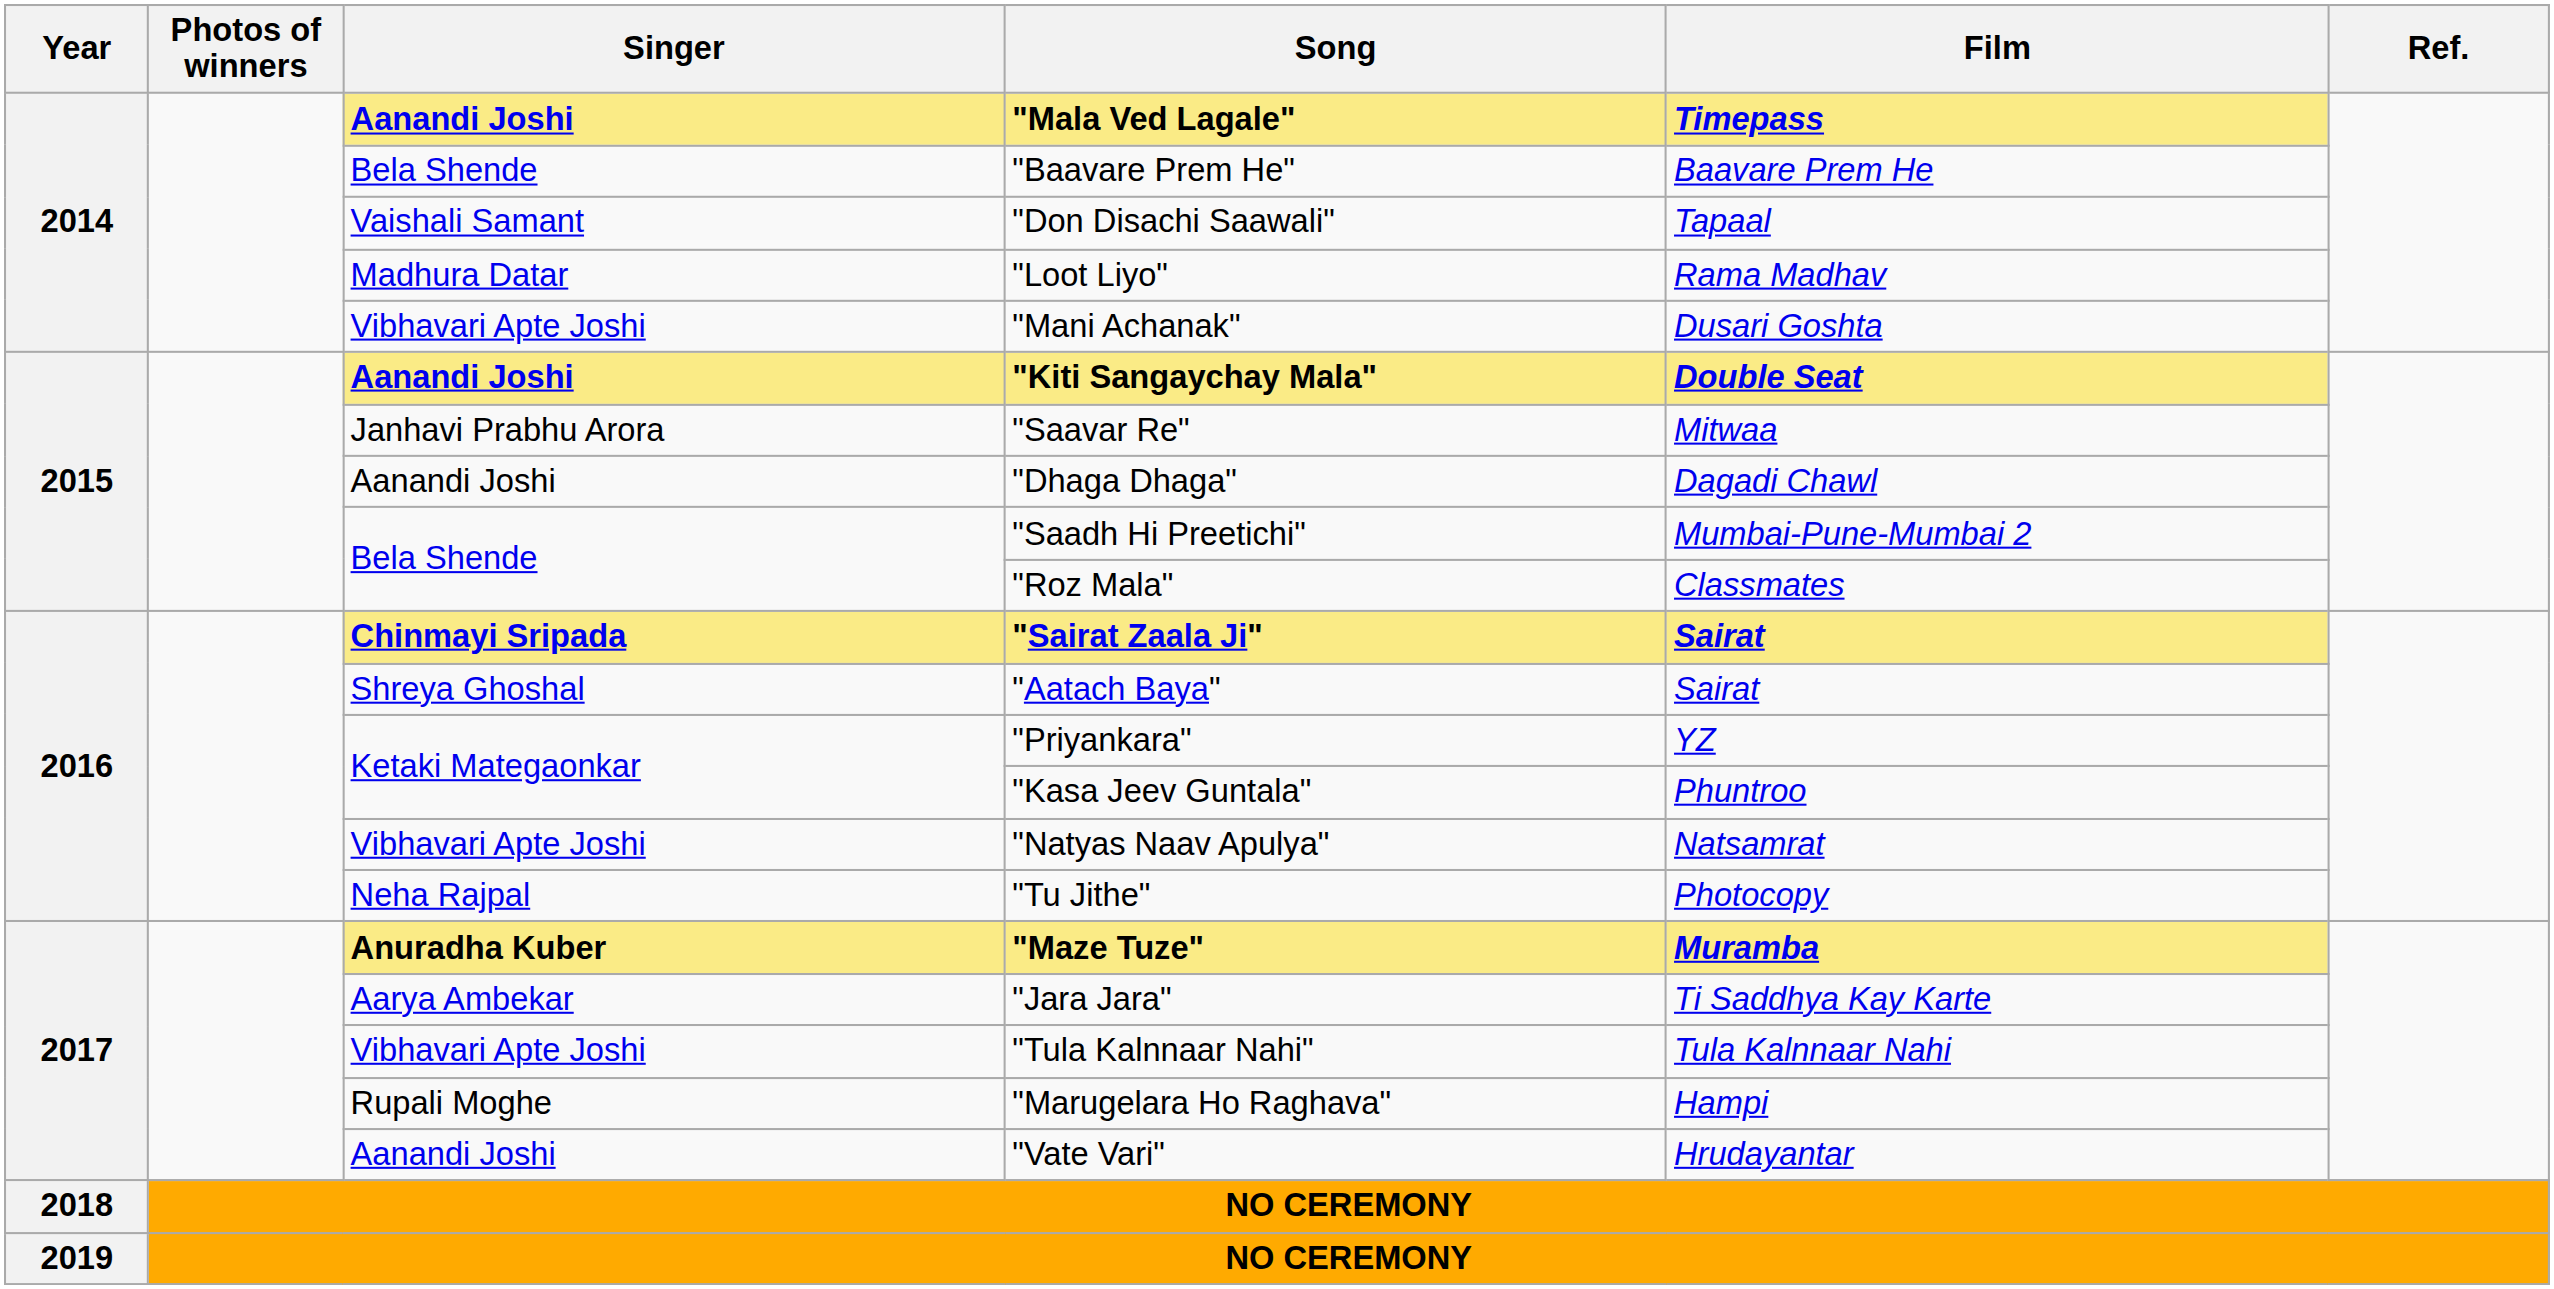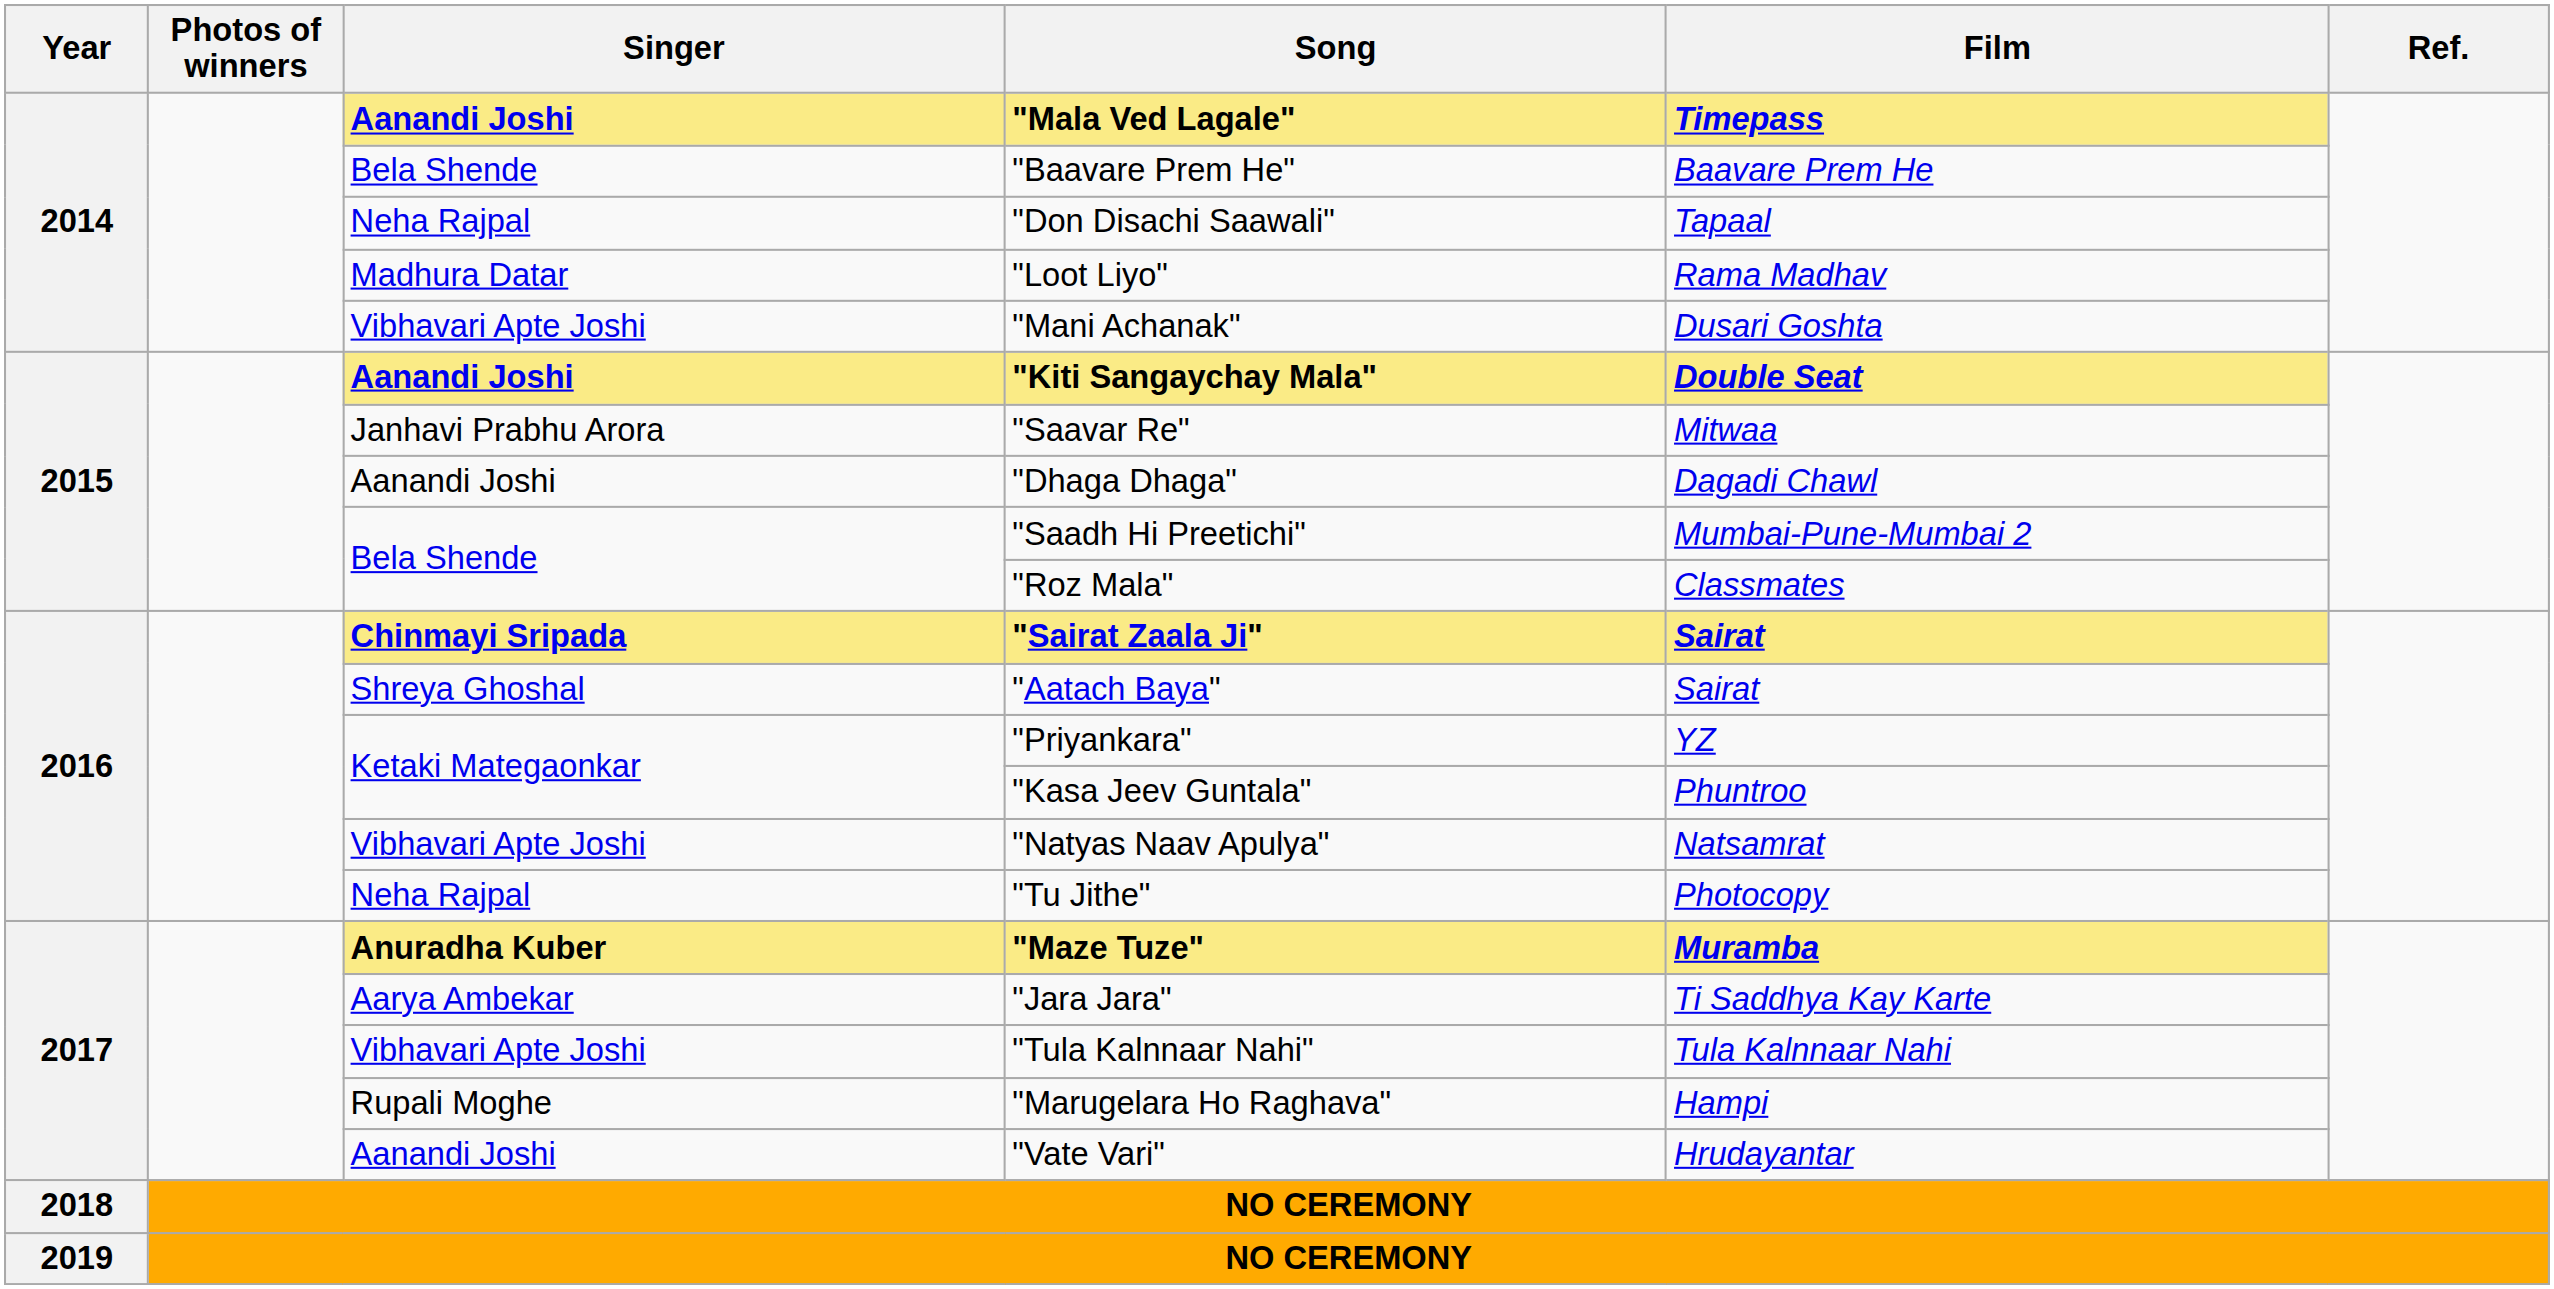(467, 222) Vaishali Samant -> (440, 222) Neha Rajpal
